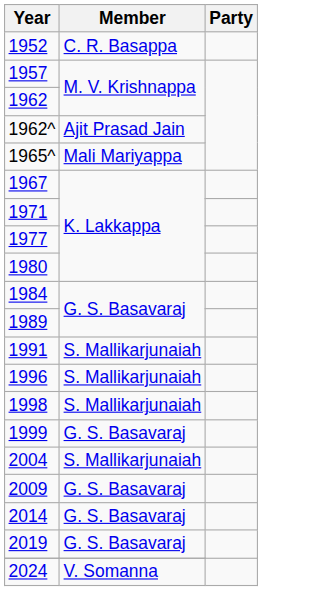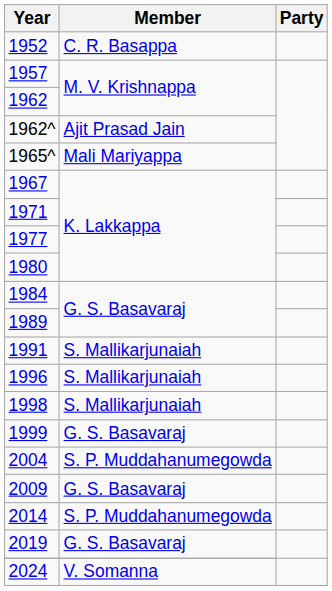(132, 460) S. Mallikarjunaiah -> (168, 460) S. P. Muddahanumegowda
(125, 516) G. S. Basavaraj -> (168, 516) S. P. Muddahanumegowda
